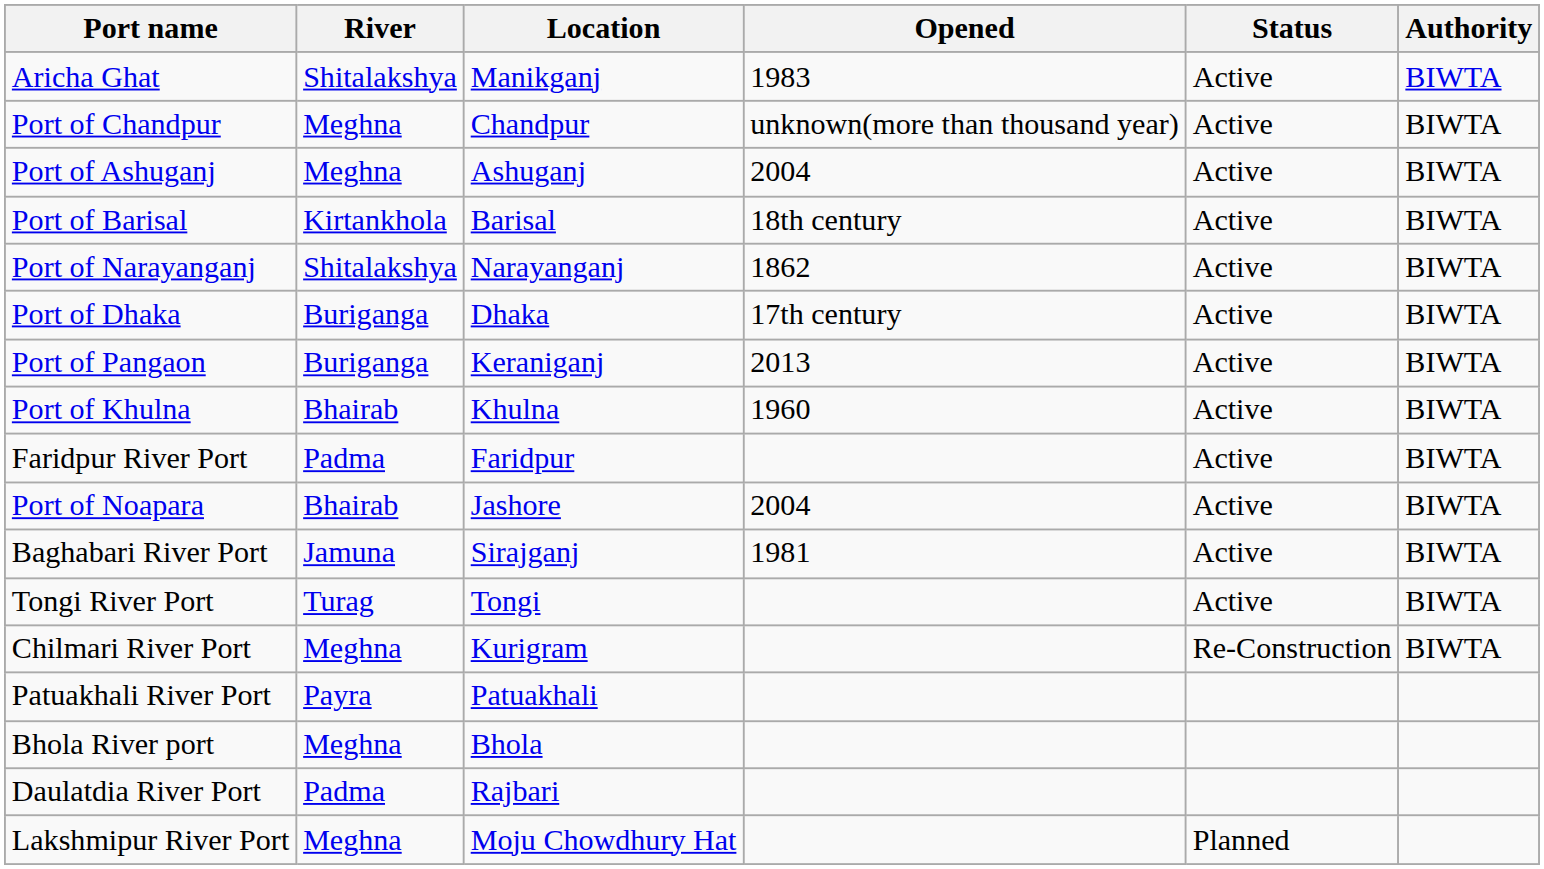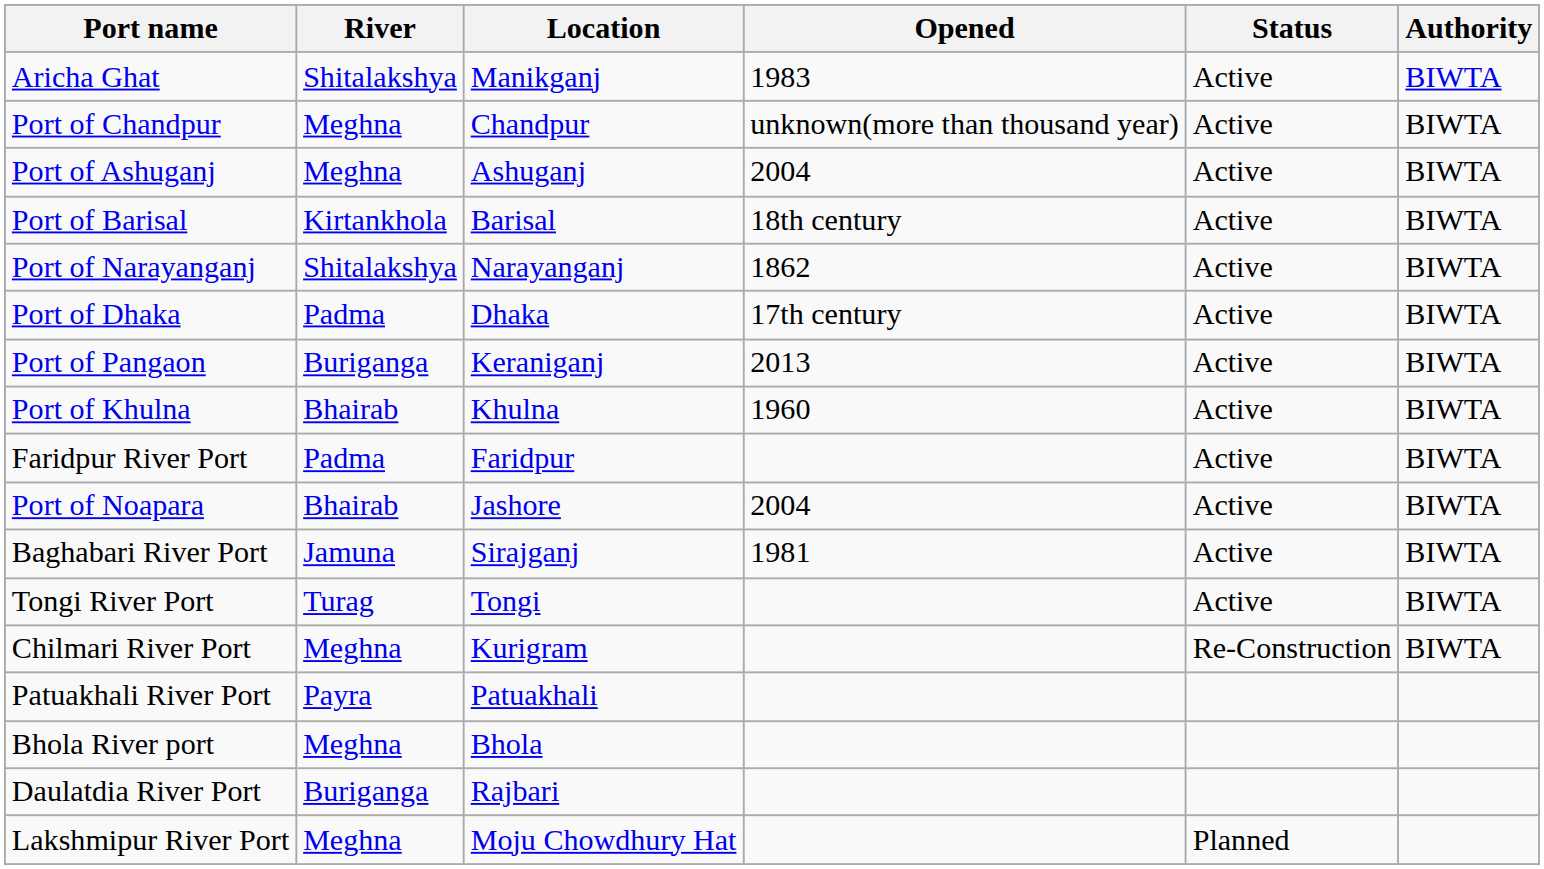(366, 314) Buriganga -> (344, 314) Padma
(344, 791) Padma -> (366, 791) Buriganga
